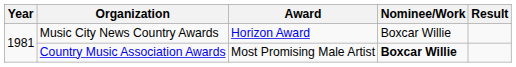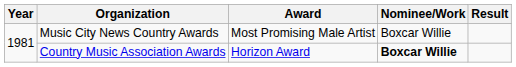(271, 33) Horizon Award -> (303, 33) Most Promising Male Artist
(303, 52) Most Promising Male Artist -> (271, 52) Horizon Award
